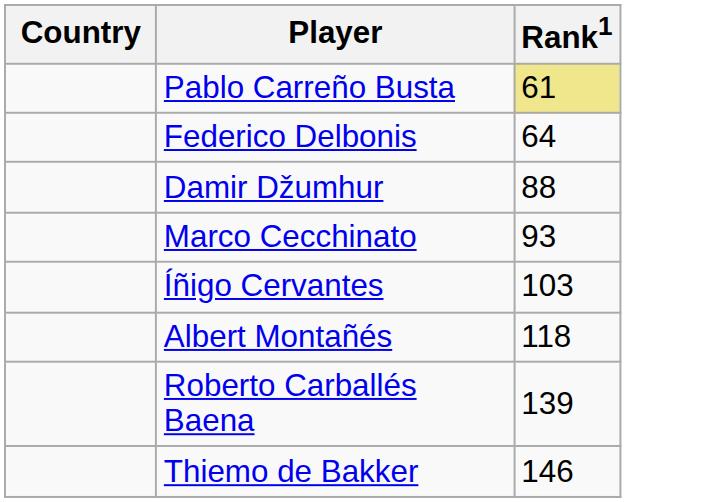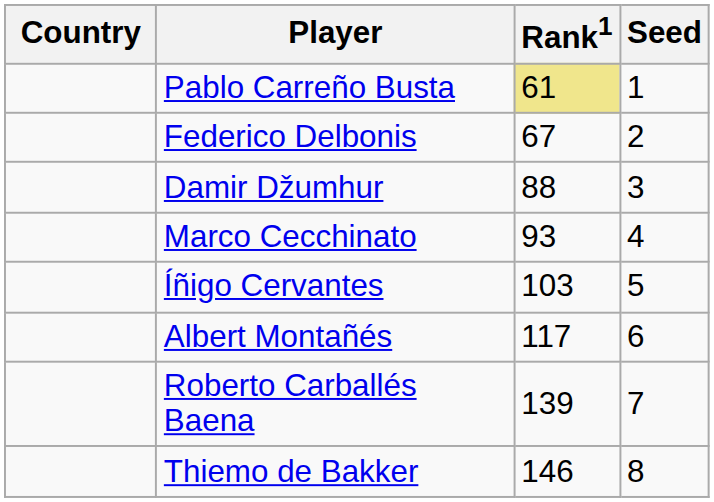+ column: (664, 33)
(539, 137) 64 -> (539, 137) 67
(546, 336) 118 -> (546, 336) 117
